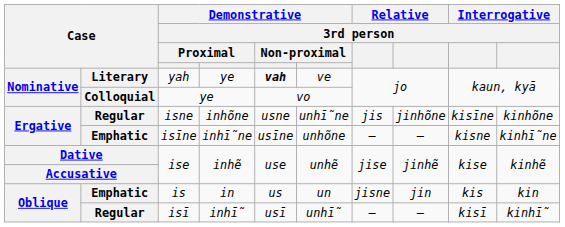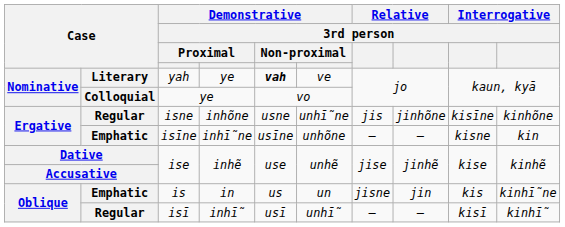(528, 135) kinhī̃ne -> (528, 135) kin
(528, 193) kin -> (528, 193) kinhī̃ne
